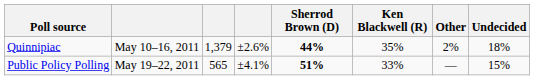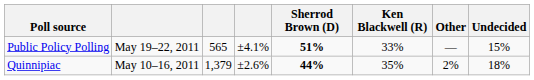rows swapped: (34, 46) <-> (58, 65)
